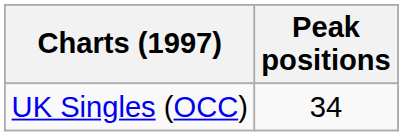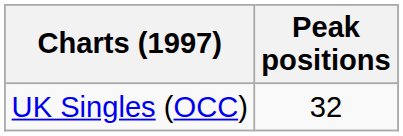(326, 106) 34 -> (326, 106) 32
